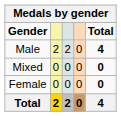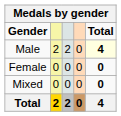(101, 49) no background -> (101, 49) lightyellow background
rows swapped: (28, 85) <-> (28, 67)
